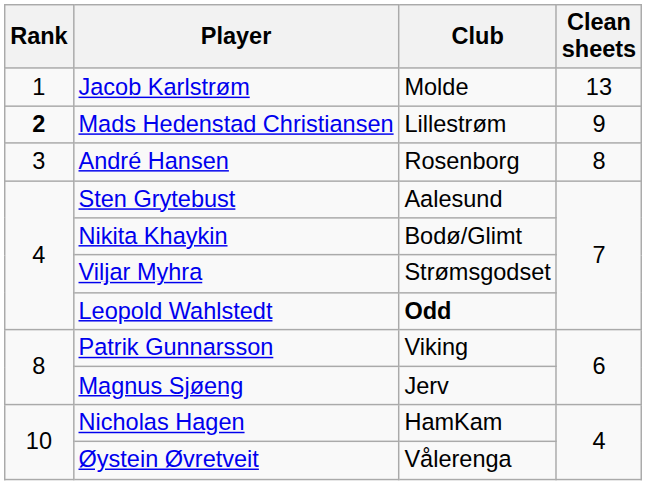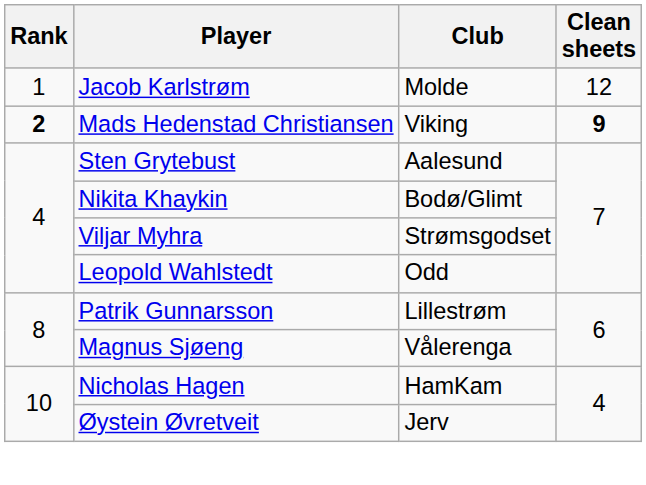(599, 86) 13 -> (599, 86) 12
(455, 124) Lillestrøm -> (436, 124) Viking
(599, 124) normal -> (599, 124) bold
- row: (154, 161)
(428, 310) bold -> (427, 273) normal
(436, 348) Viking -> (455, 310) Lillestrøm
(427, 385) Jerv -> (458, 348) Vålerenga
(458, 459) Vålerenga -> (427, 422) Jerv
